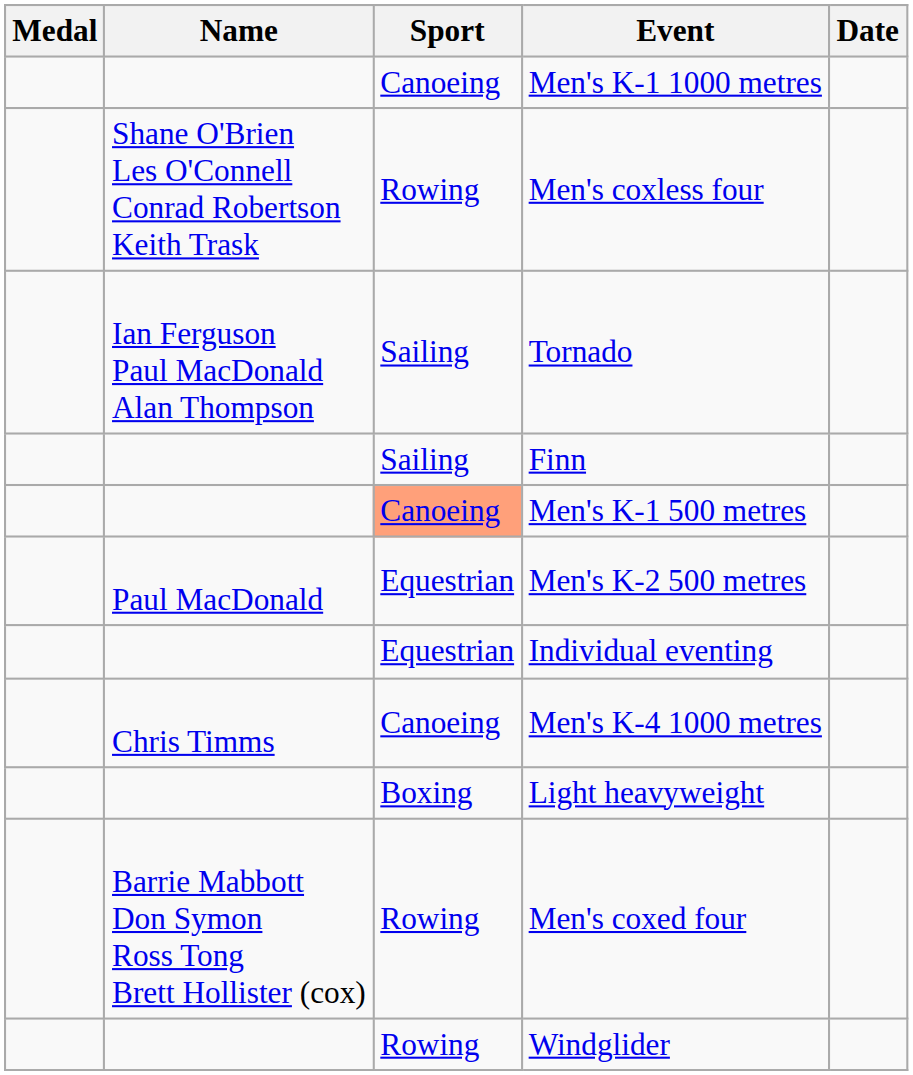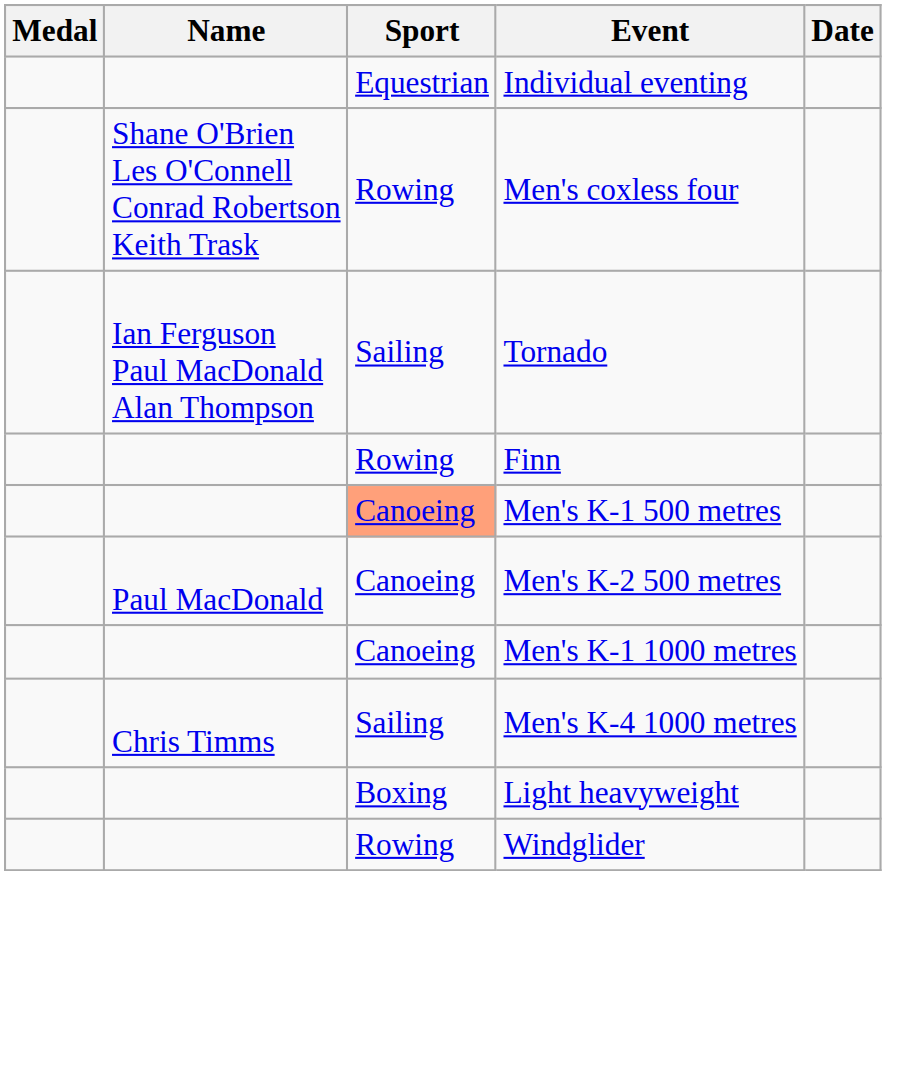rows swapped: (651, 651) <-> (675, 82)
(425, 459) Sailing -> (405, 459) Rowing
(447, 581) Equestrian -> (415, 581) Canoeing
(440, 721) Canoeing -> (399, 721) Sailing
- row: (637, 917)
